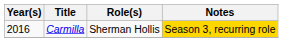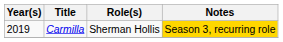(18, 29) 2016 -> (18, 29) 2019
